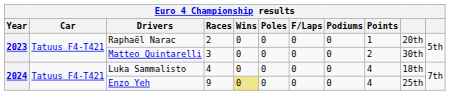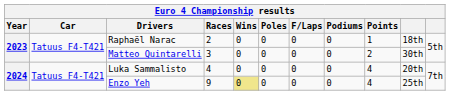(413, 40) 20th -> (413, 40) 18th
(413, 69) 18th -> (413, 69) 20th
